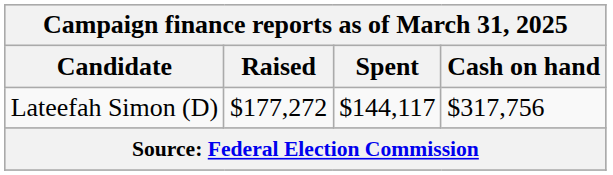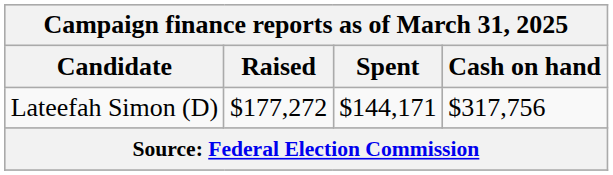(387, 107) $144,117 -> (388, 107) $144,171
